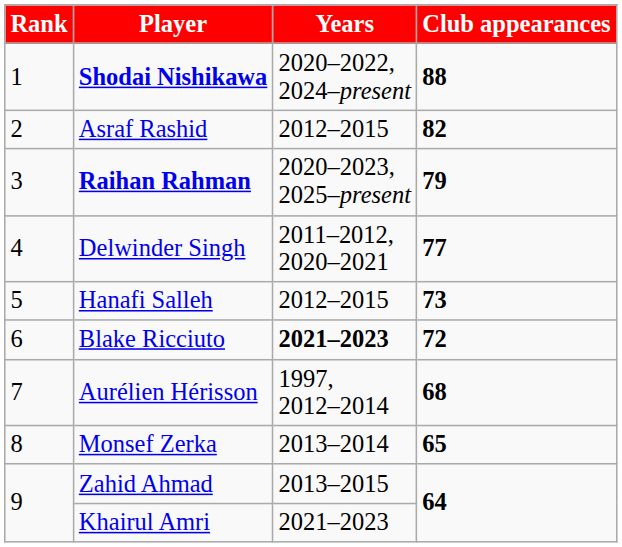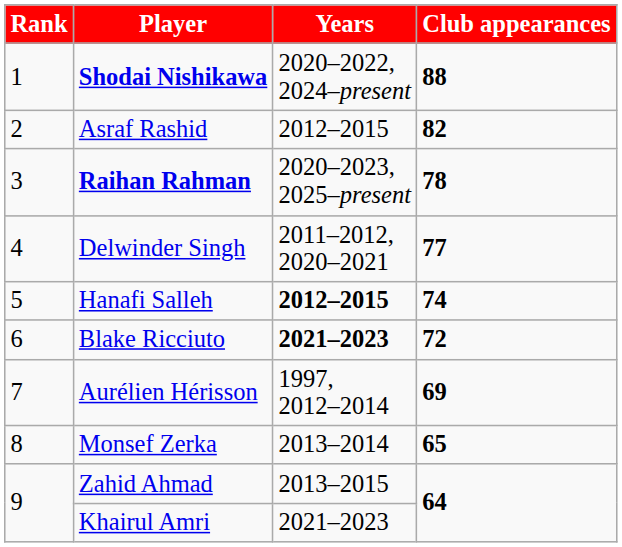(434, 181) 79 -> (434, 181) 78
(334, 300) normal -> (334, 300) bold
(434, 300) 73 -> (434, 300) 74
(434, 392) 68 -> (434, 392) 69
